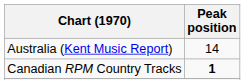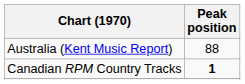(212, 48) 14 -> (212, 48) 88
